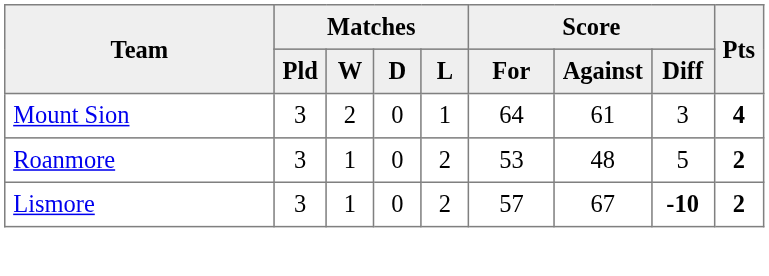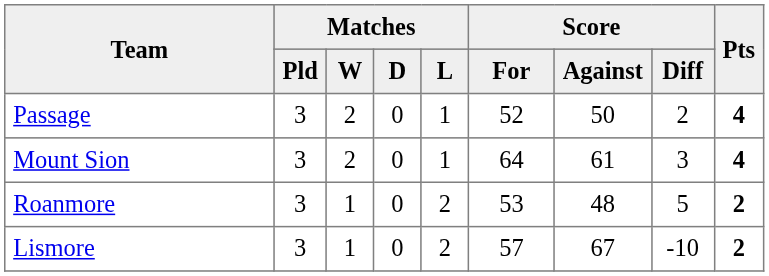+ row: (52, 115)
(683, 204) bold -> (683, 248) normal
